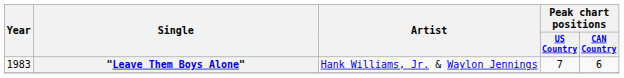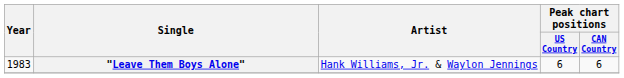(560, 65) 7 -> (560, 65) 6
